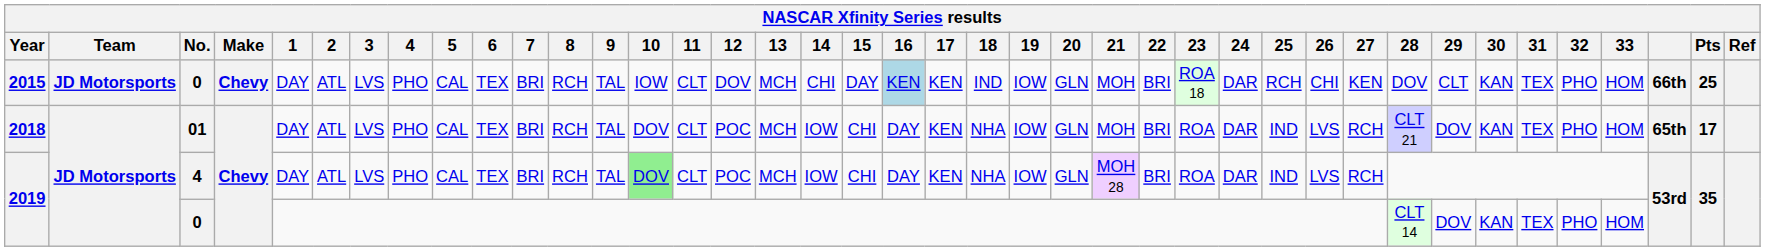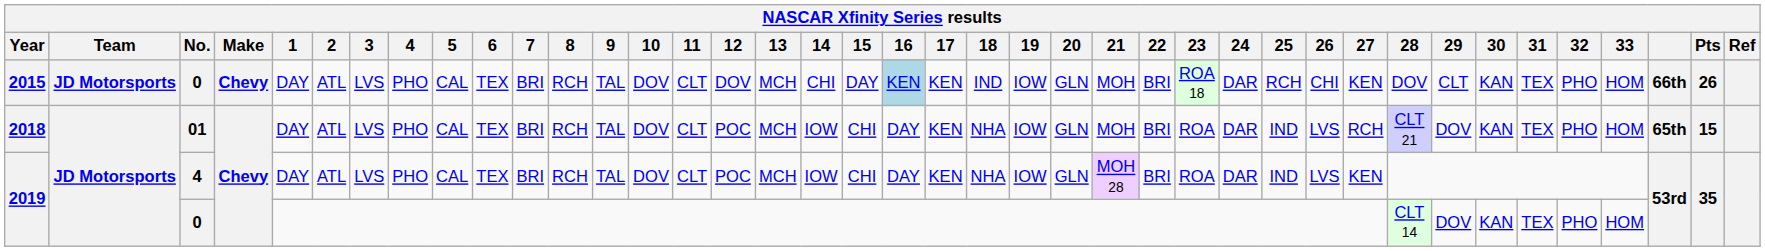(651, 83) IOW -> (651, 83) DOV
(1708, 83) 25 -> (1708, 83) 26
(1708, 129) 17 -> (1708, 129) 15
(651, 176) lightgreen background -> (651, 176) no background
(1366, 176) RCH -> (1366, 176) KEN
